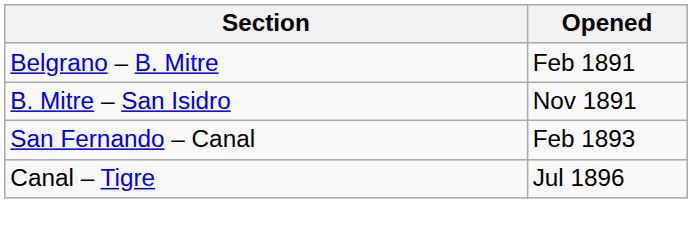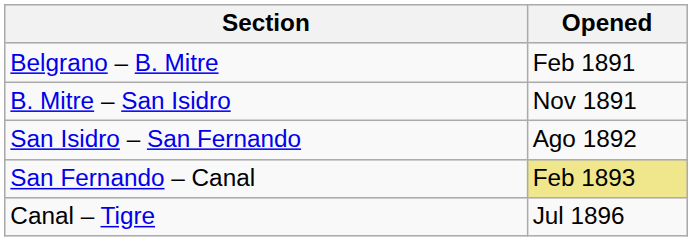+ row: (156, 139)
(584, 139) no background -> (584, 178) khaki background
